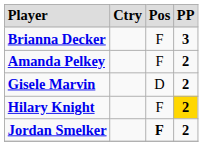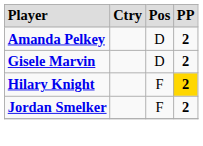- row: (57, 38)
(159, 61) F -> (159, 38) D
(159, 130) bold -> (159, 107) normal
